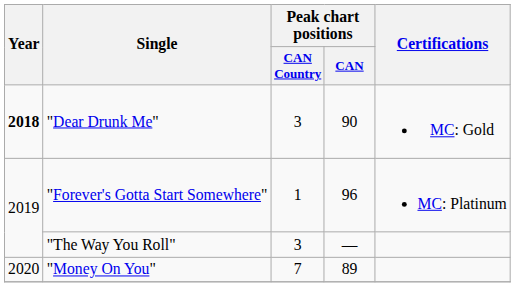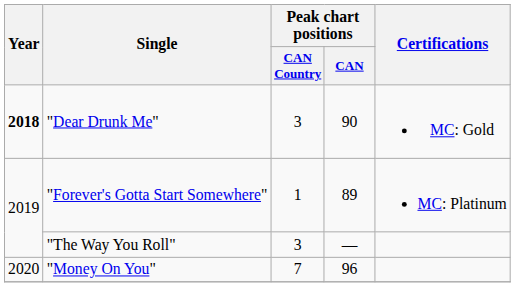(350, 195) 96 -> (350, 195) 89
(350, 269) 89 -> (350, 269) 96
